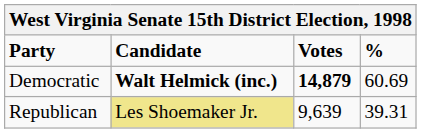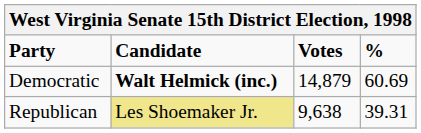(325, 81) bold -> (325, 81) normal
(320, 111) 9,639 -> (320, 111) 9,638
